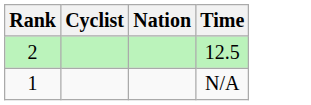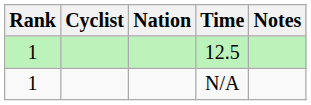+ column: (277, 20)
(33, 52) 2 -> (33, 52) 1
